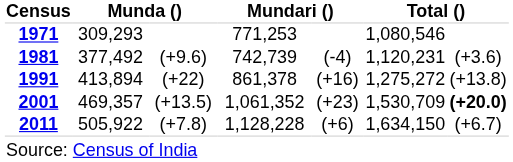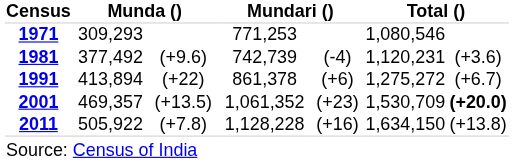(337, 79) (+16) -> (337, 79) (+6)
(478, 79) (+13.8) -> (478, 79) (+6.7)
(337, 124) (+6) -> (337, 124) (+16)
(478, 124) (+6.7) -> (478, 124) (+13.8)
